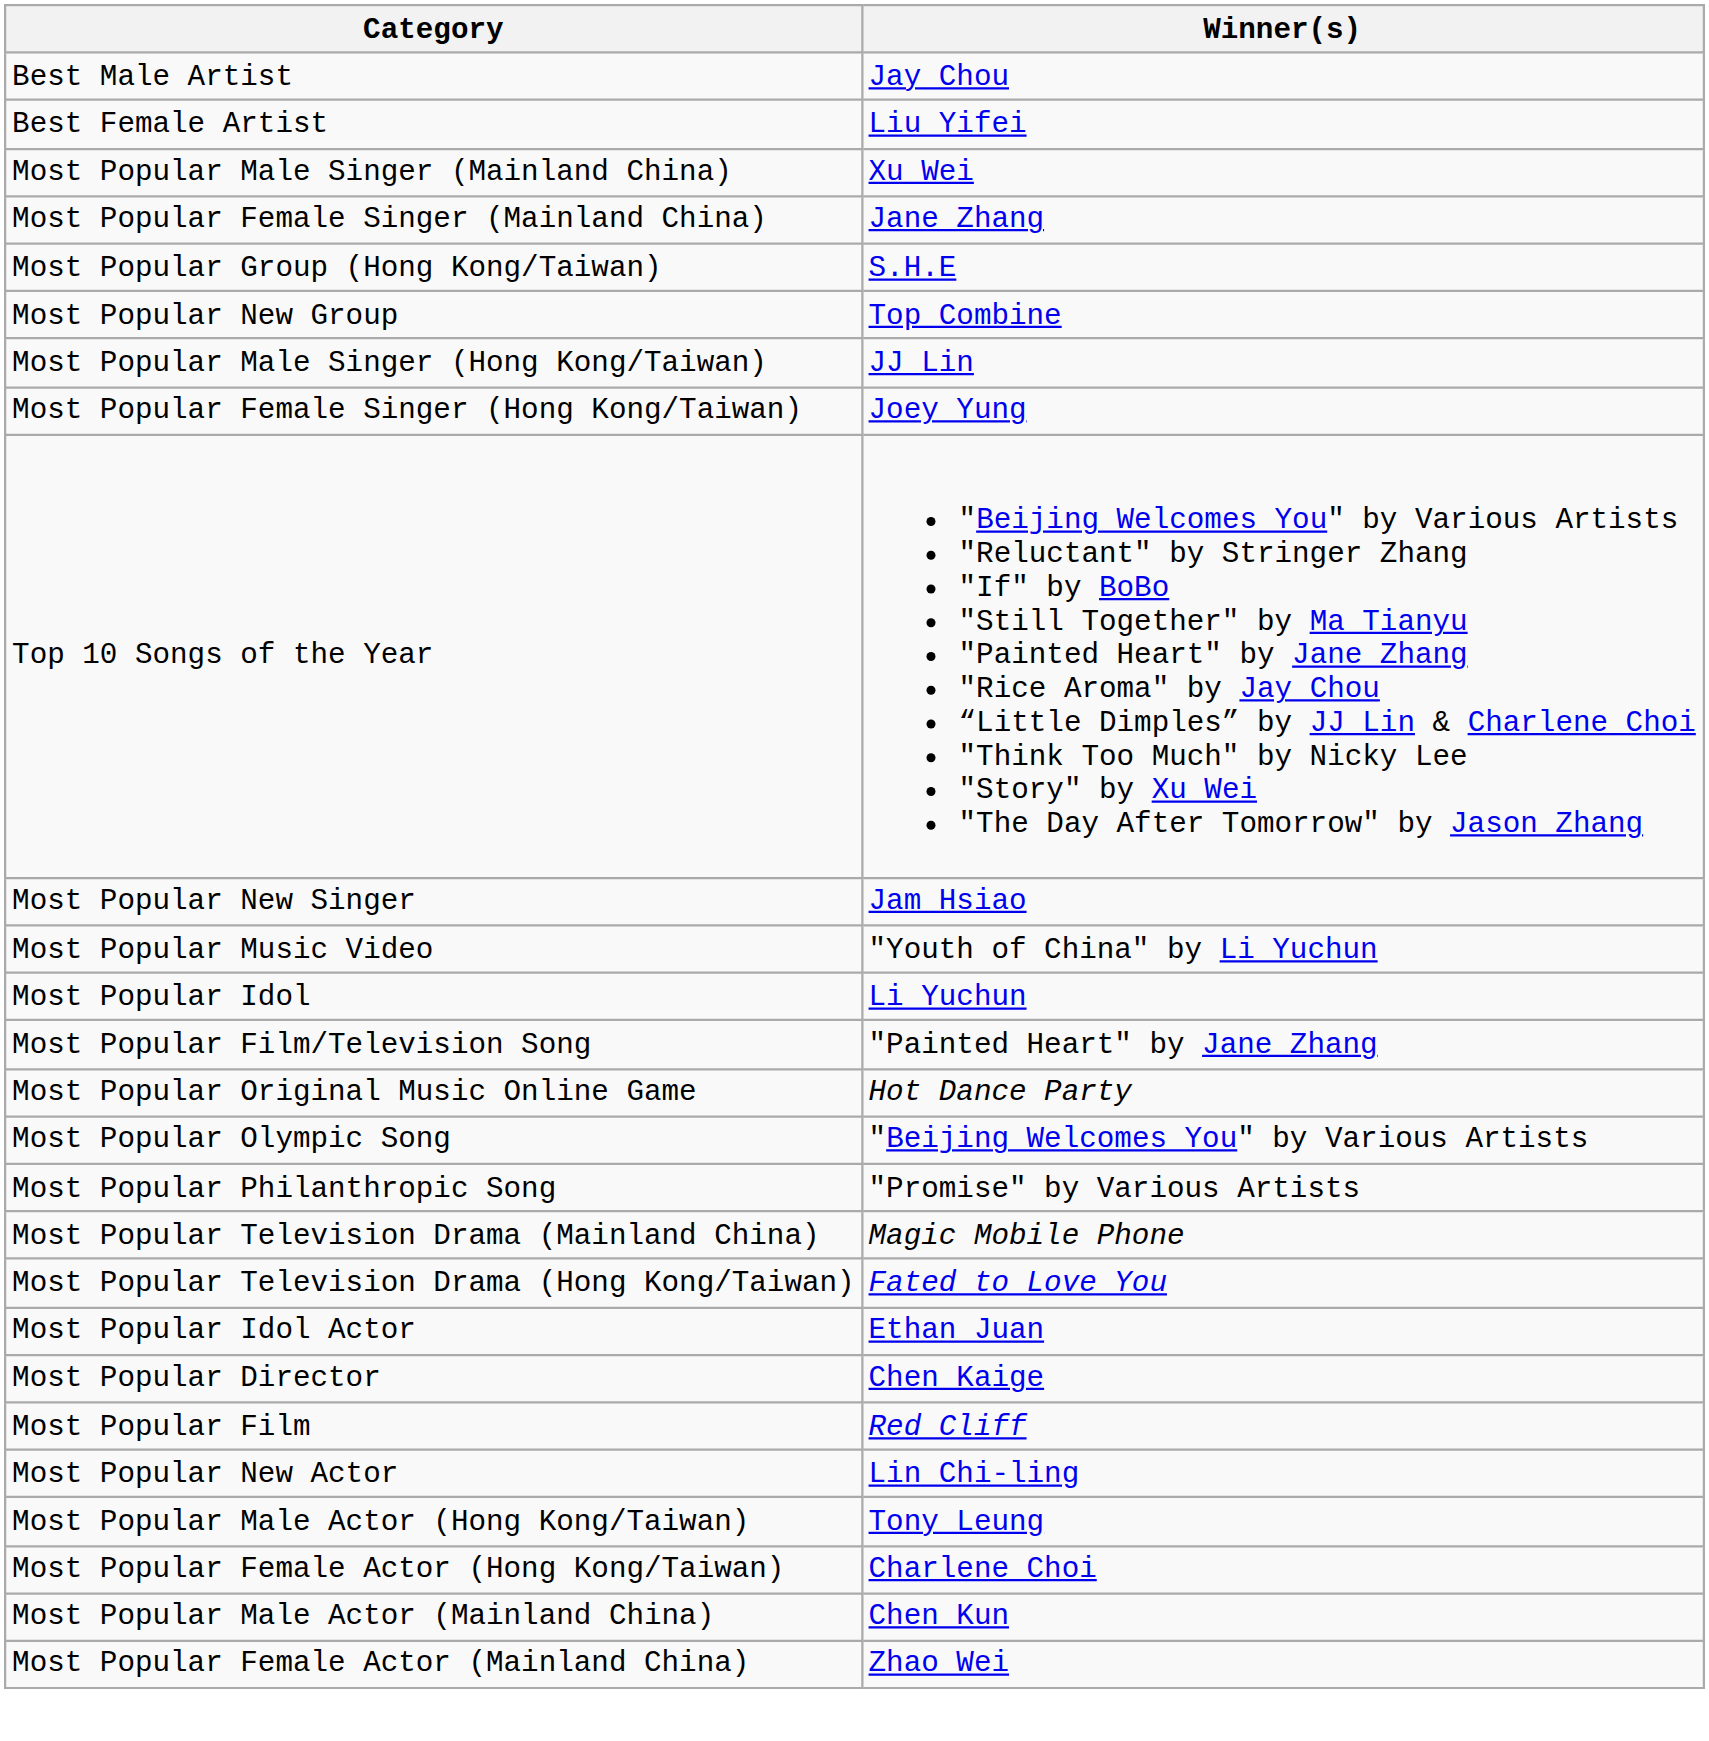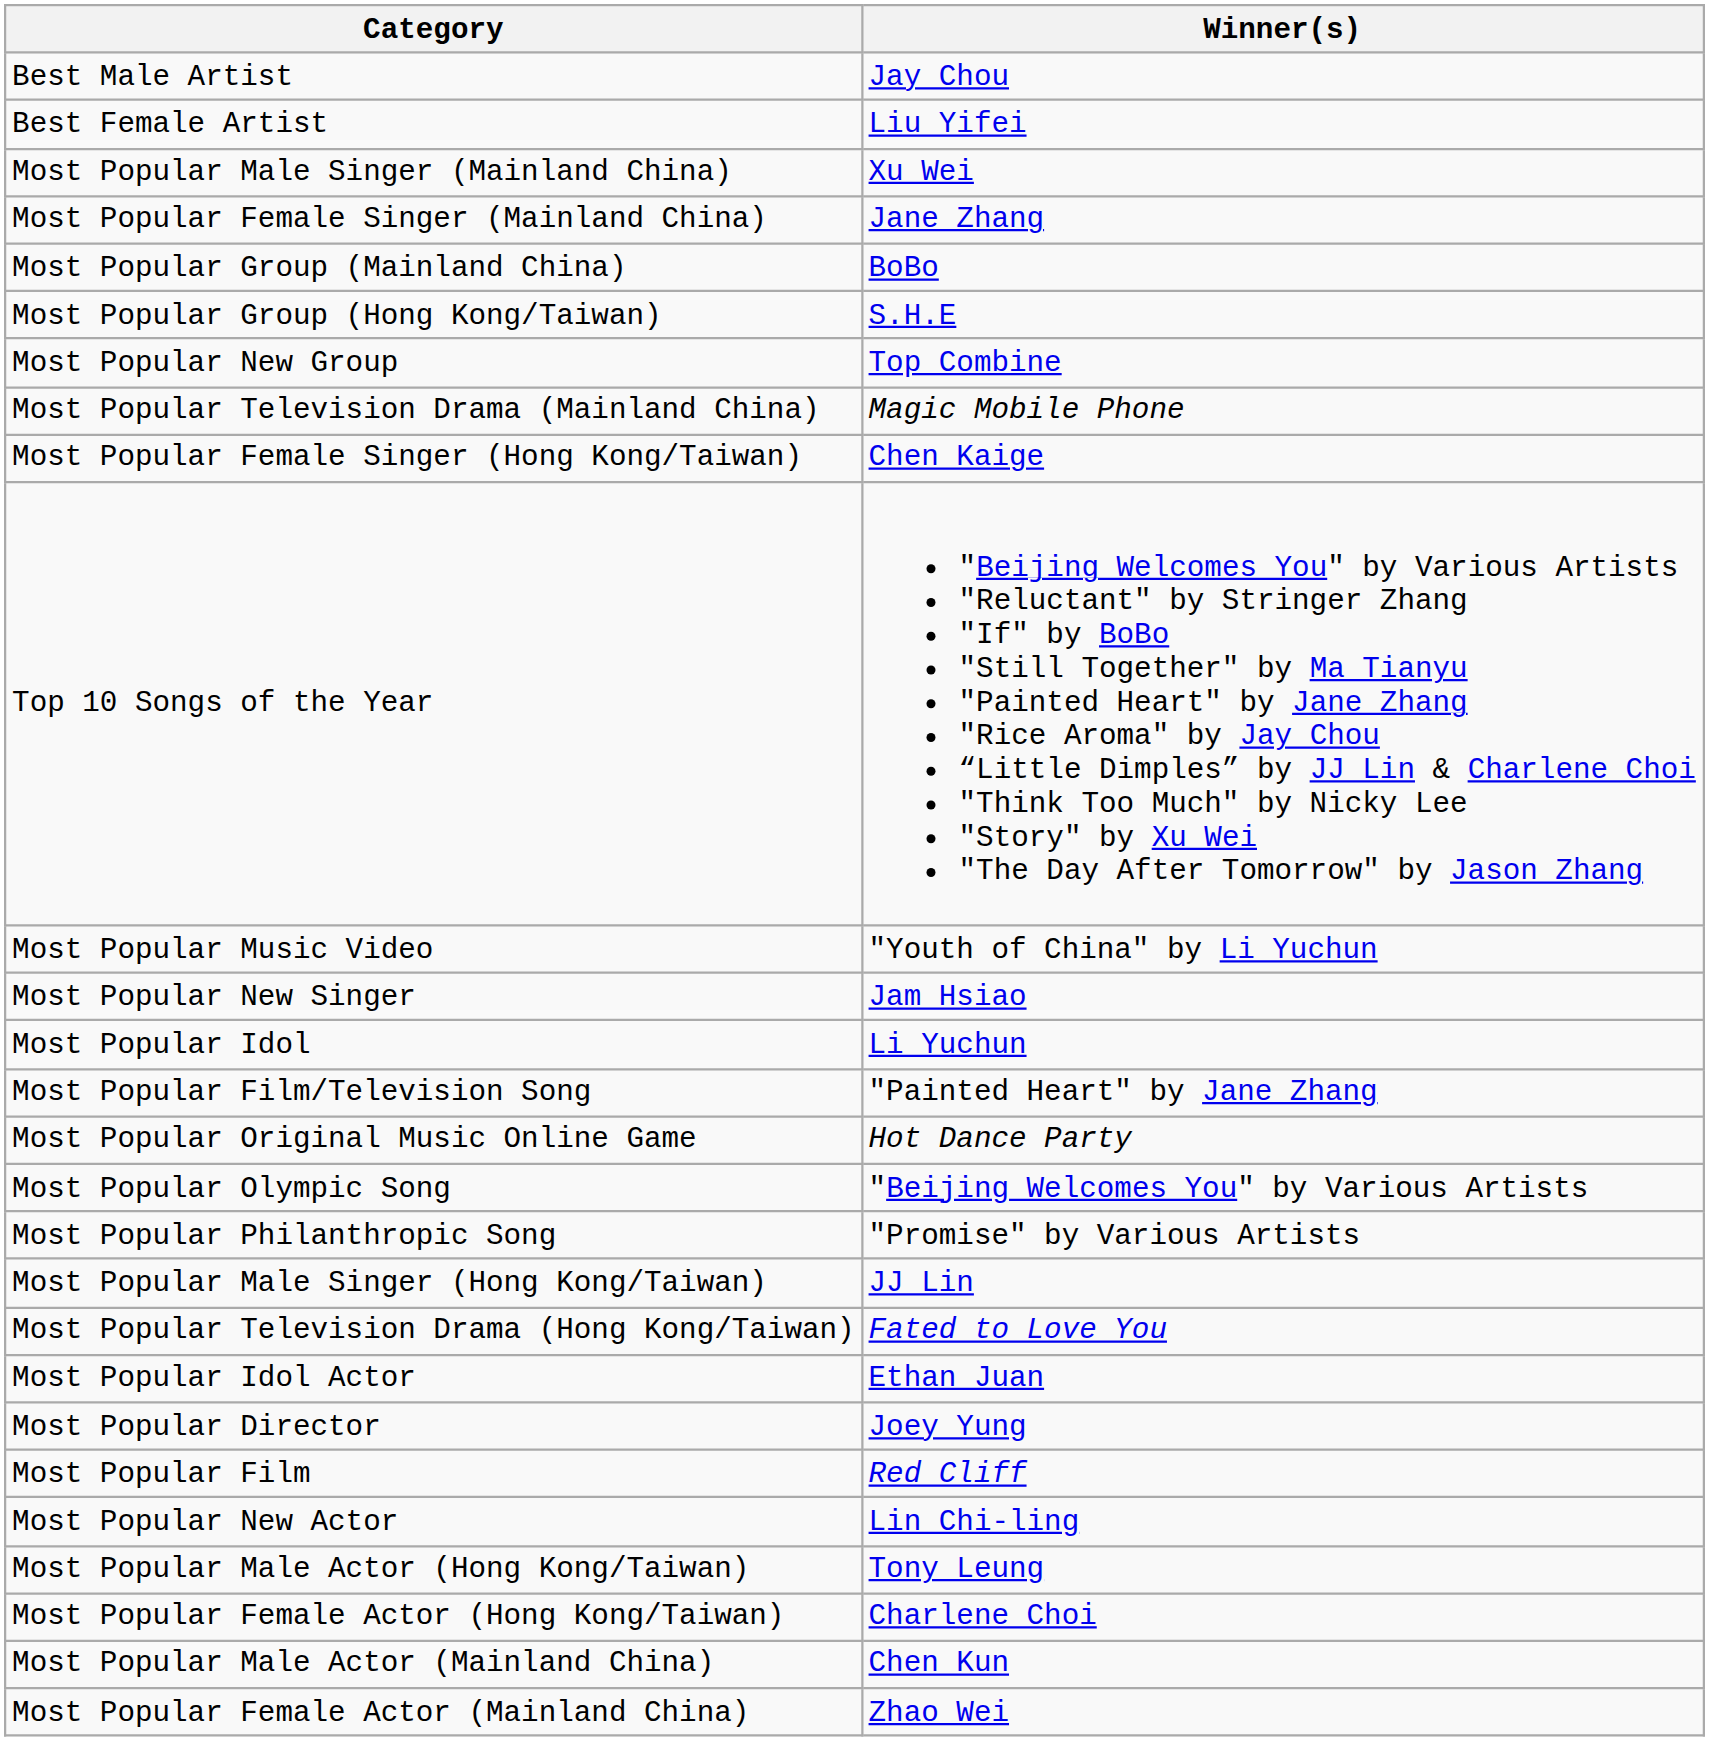+ row: (319, 267)
rows swapped: (389, 363) <-> (416, 1235)
(948, 410) Joey Yung -> (956, 458) Chen Kaige
rows swapped: (223, 949) <-> (214, 902)
(956, 1378) Chen Kaige -> (948, 1426) Joey Yung
